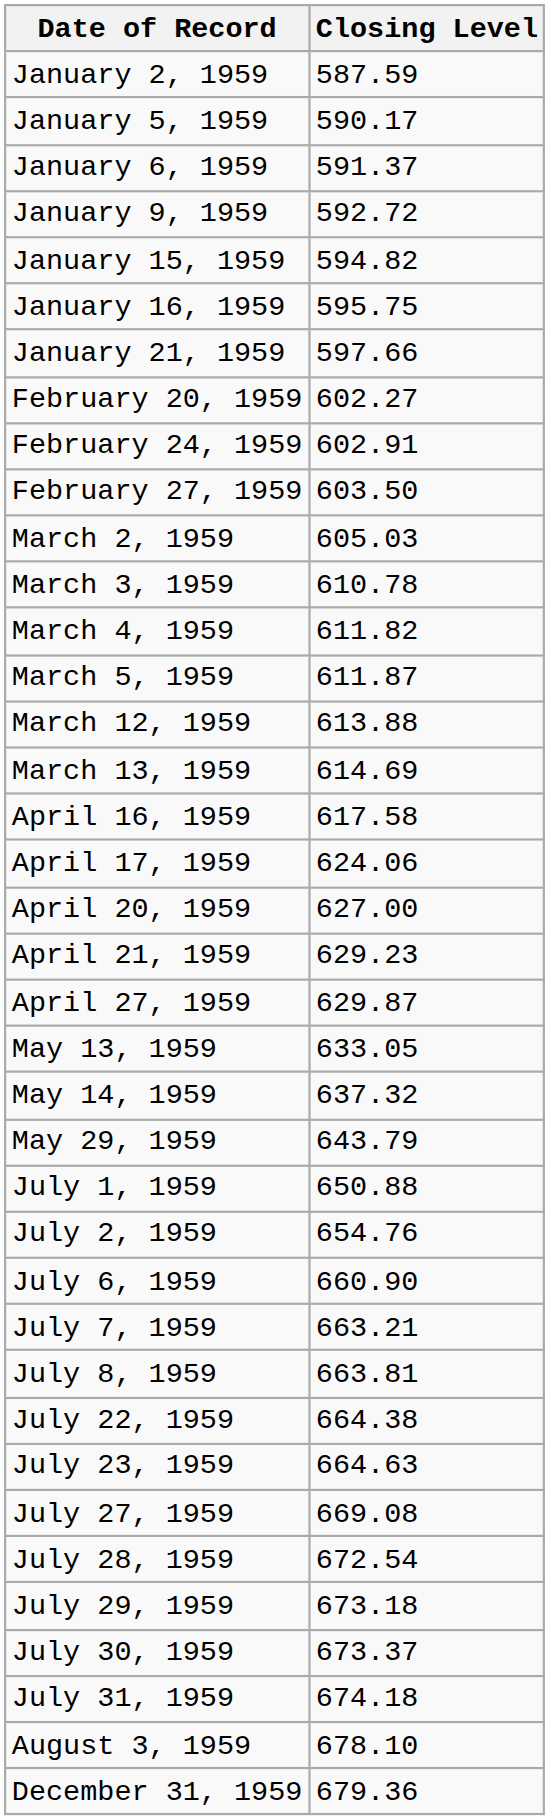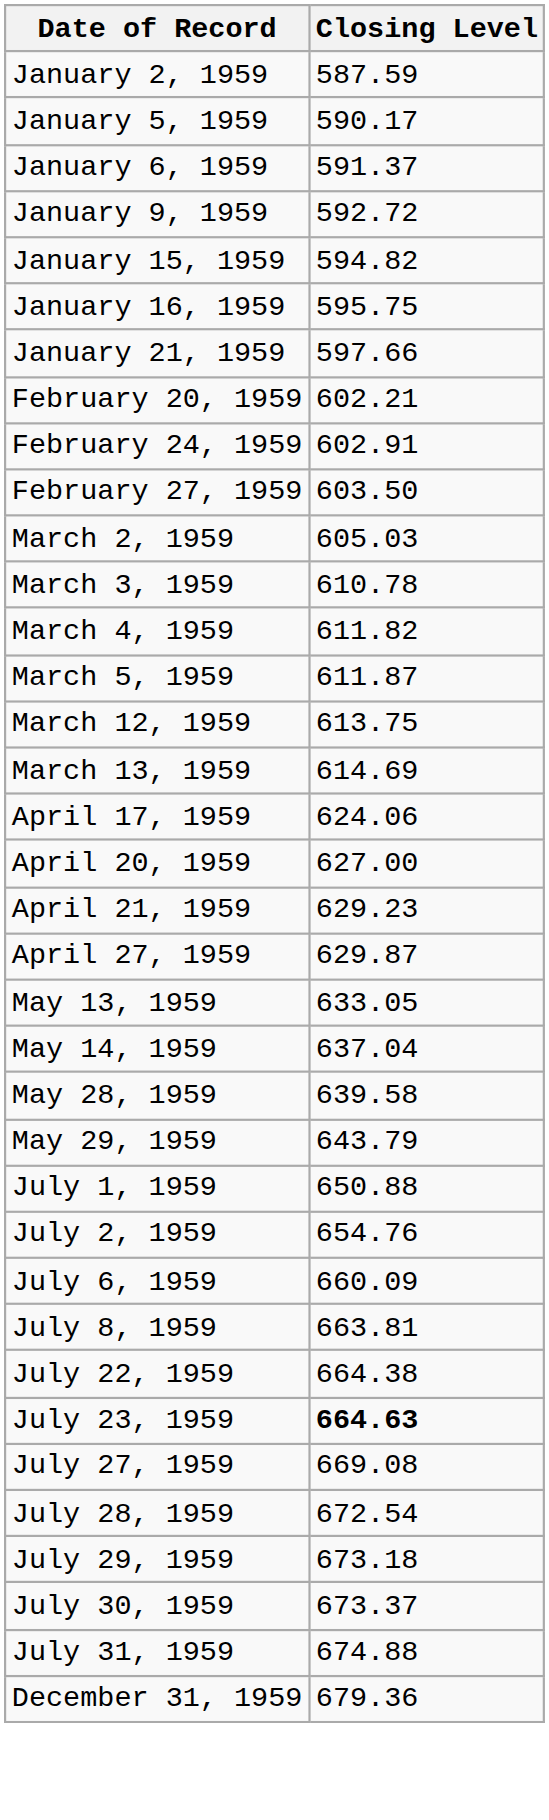(367, 400) 602.27 -> (367, 400) 602.21
(367, 724) 613.88 -> (367, 724) 613.75
- row: (131, 817)
(367, 1096) 637.32 -> (367, 1049) 637.04
+ row: (114, 1096)
(367, 1281) 660.90 -> (367, 1281) 660.09
- row: (114, 1328)
(367, 1467) normal -> (367, 1420) bold
(367, 1699) 674.18 -> (367, 1652) 674.88
- row: (131, 1745)
